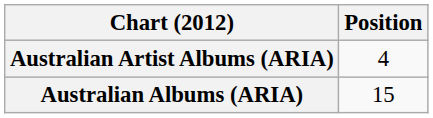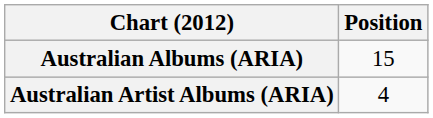rows swapped: (172, 94) <-> (172, 58)
